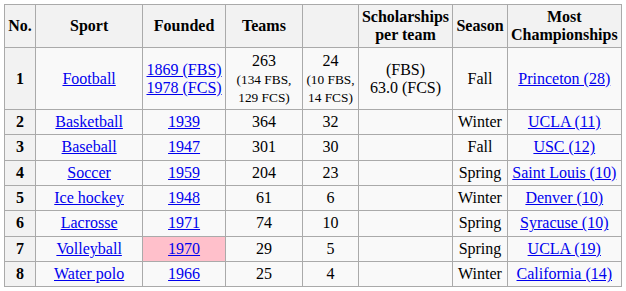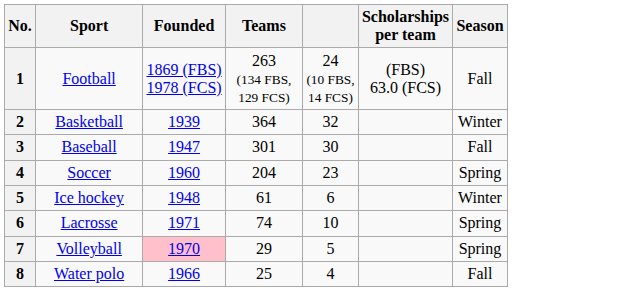- column: (564, 26)
(184, 172) 1959 -> (184, 172) 1960
(480, 274) Winter -> (480, 274) Fall
